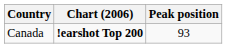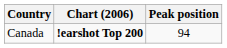(184, 33) 93 -> (184, 33) 94
